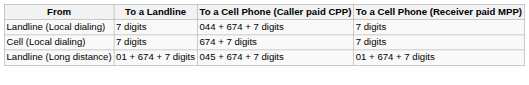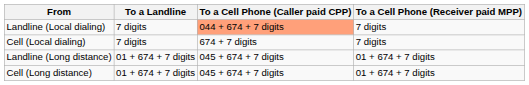(242, 27) no background -> (242, 27) lightsalmon background
+ row: (49, 73)
